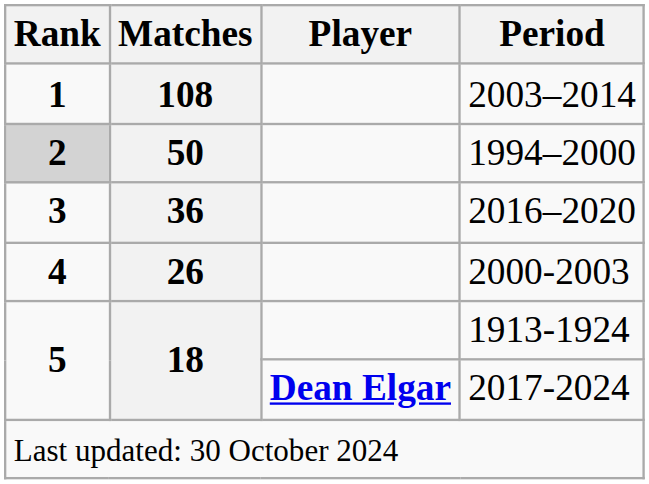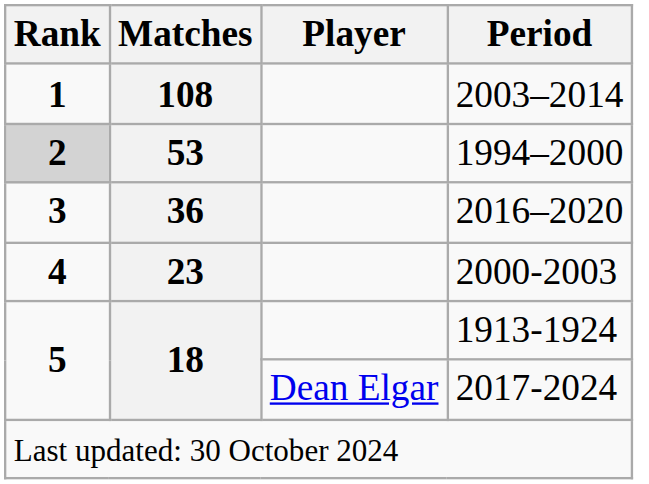(185, 152) 50 -> (185, 152) 53
(185, 270) 26 -> (185, 270) 23
(360, 388) bold -> (354, 388) normal
